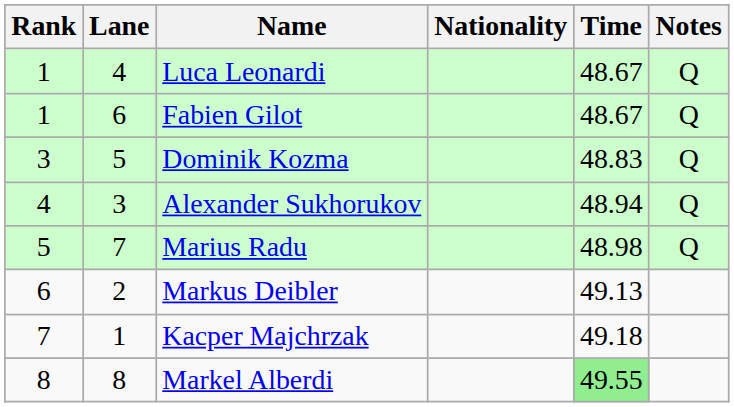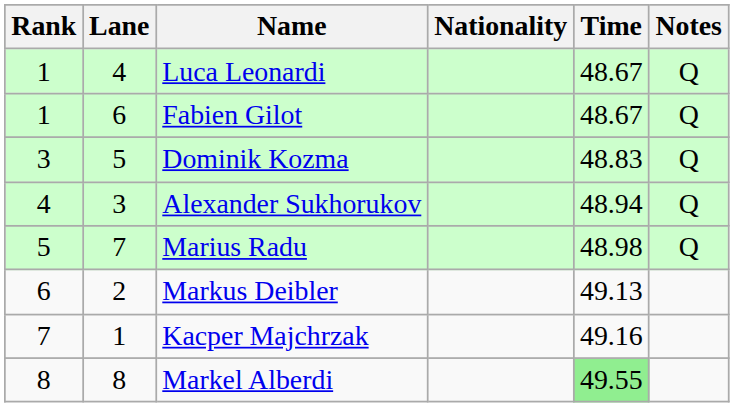(611, 335) 49.18 -> (611, 335) 49.16
